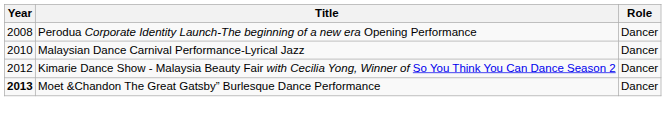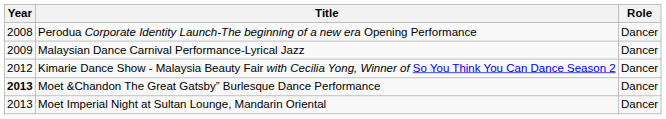(20, 50) 2010 -> (20, 50) 2009
+ row: (182, 104)
